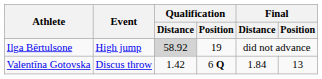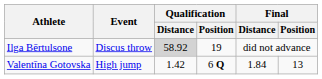(118, 47) High jump -> (124, 47) Discus throw
(124, 65) Discus throw -> (118, 65) High jump
